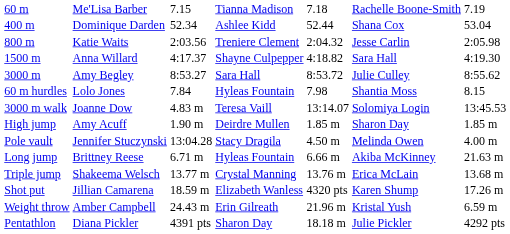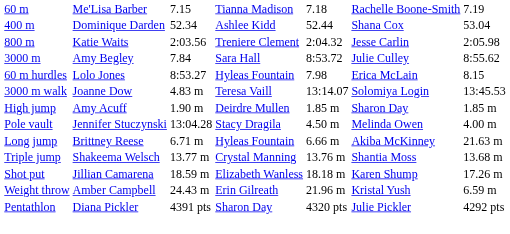- row: (22, 58)
(188, 75) 8:53.27 -> (180, 58) 7.84
(180, 91) 7.84 -> (188, 75) 8:53.27
(384, 91) Shantia Moss -> (385, 75) Erica McLain
(385, 174) Erica McLain -> (384, 157) Shantia Moss
(327, 190) 4320 pts -> (326, 174) 18.18 m
(326, 223) 18.18 m -> (327, 207) 4320 pts
